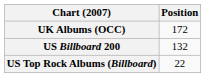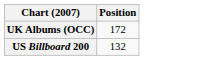- row: (82, 64)
